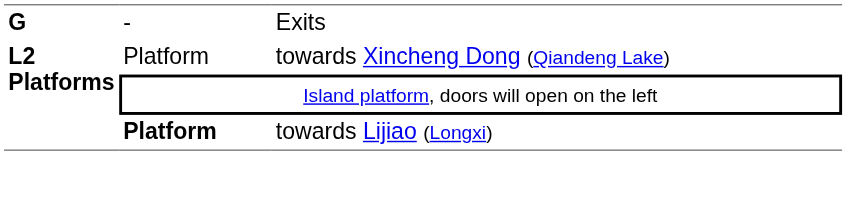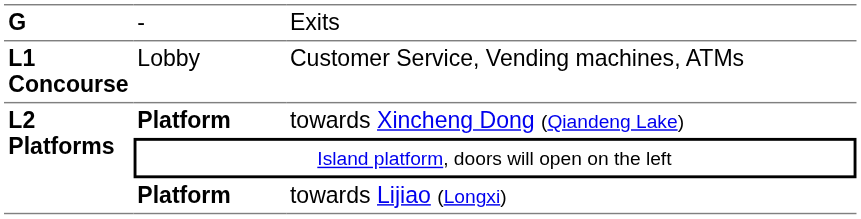+ row: (517, 58)
(166, 57) normal -> (184, 120) bold
